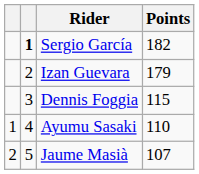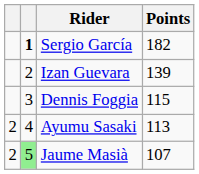(158, 72) 179 -> (158, 72) 139
(13, 127) 1 -> (13, 127) 2
(158, 127) 110 -> (158, 127) 113
(29, 154) no background -> (29, 154) lightgreen background
